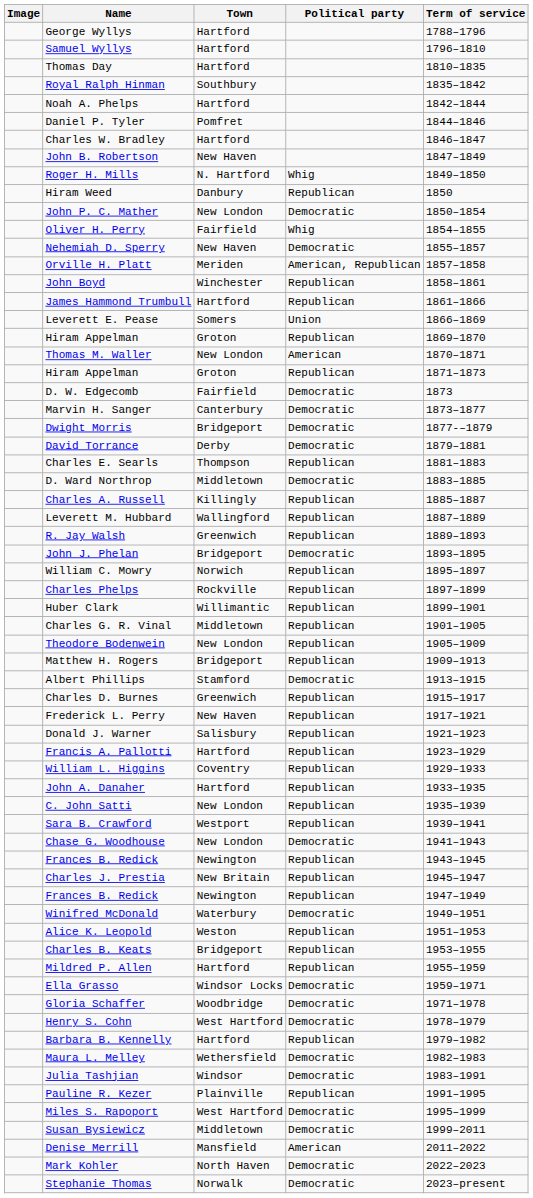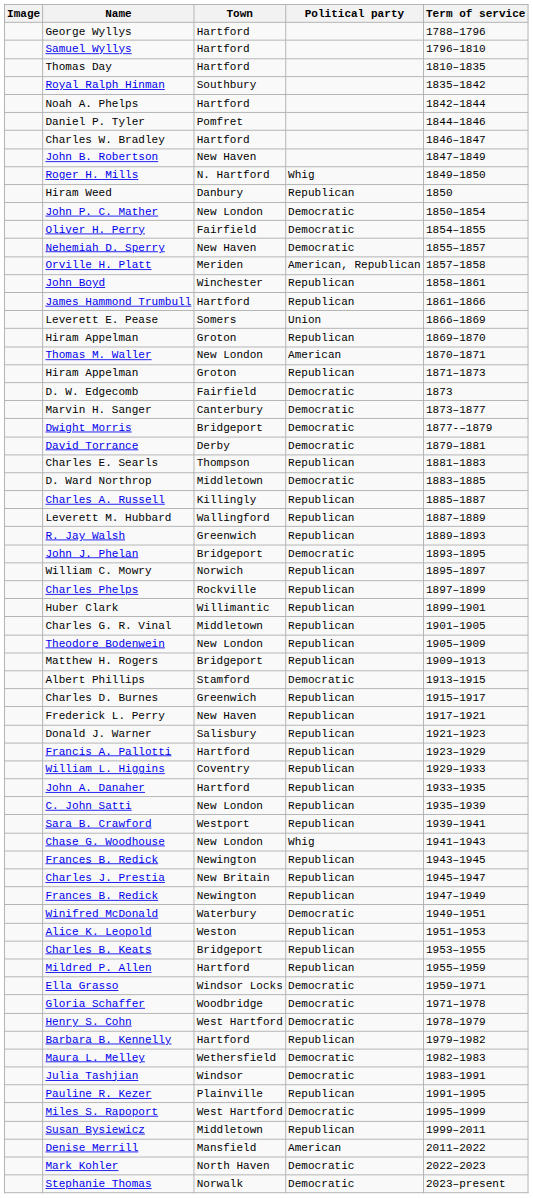(301, 230) Whig -> (321, 230) Democratic
(321, 842) Democratic -> (301, 842) Whig
(321, 1130) Democratic -> (321, 1130) Republican
